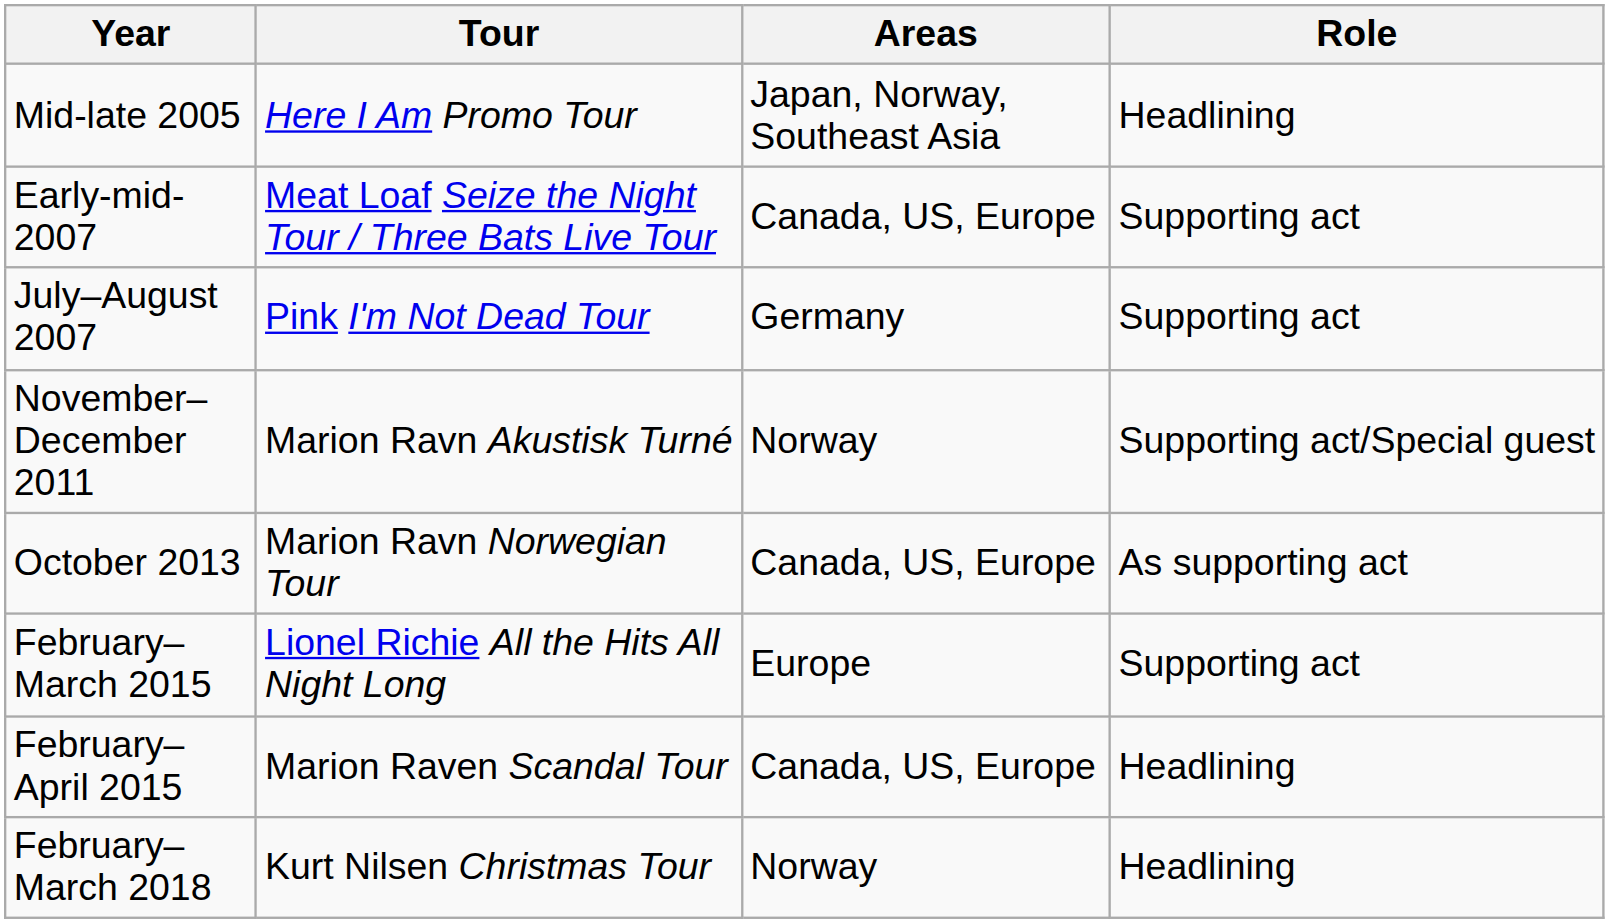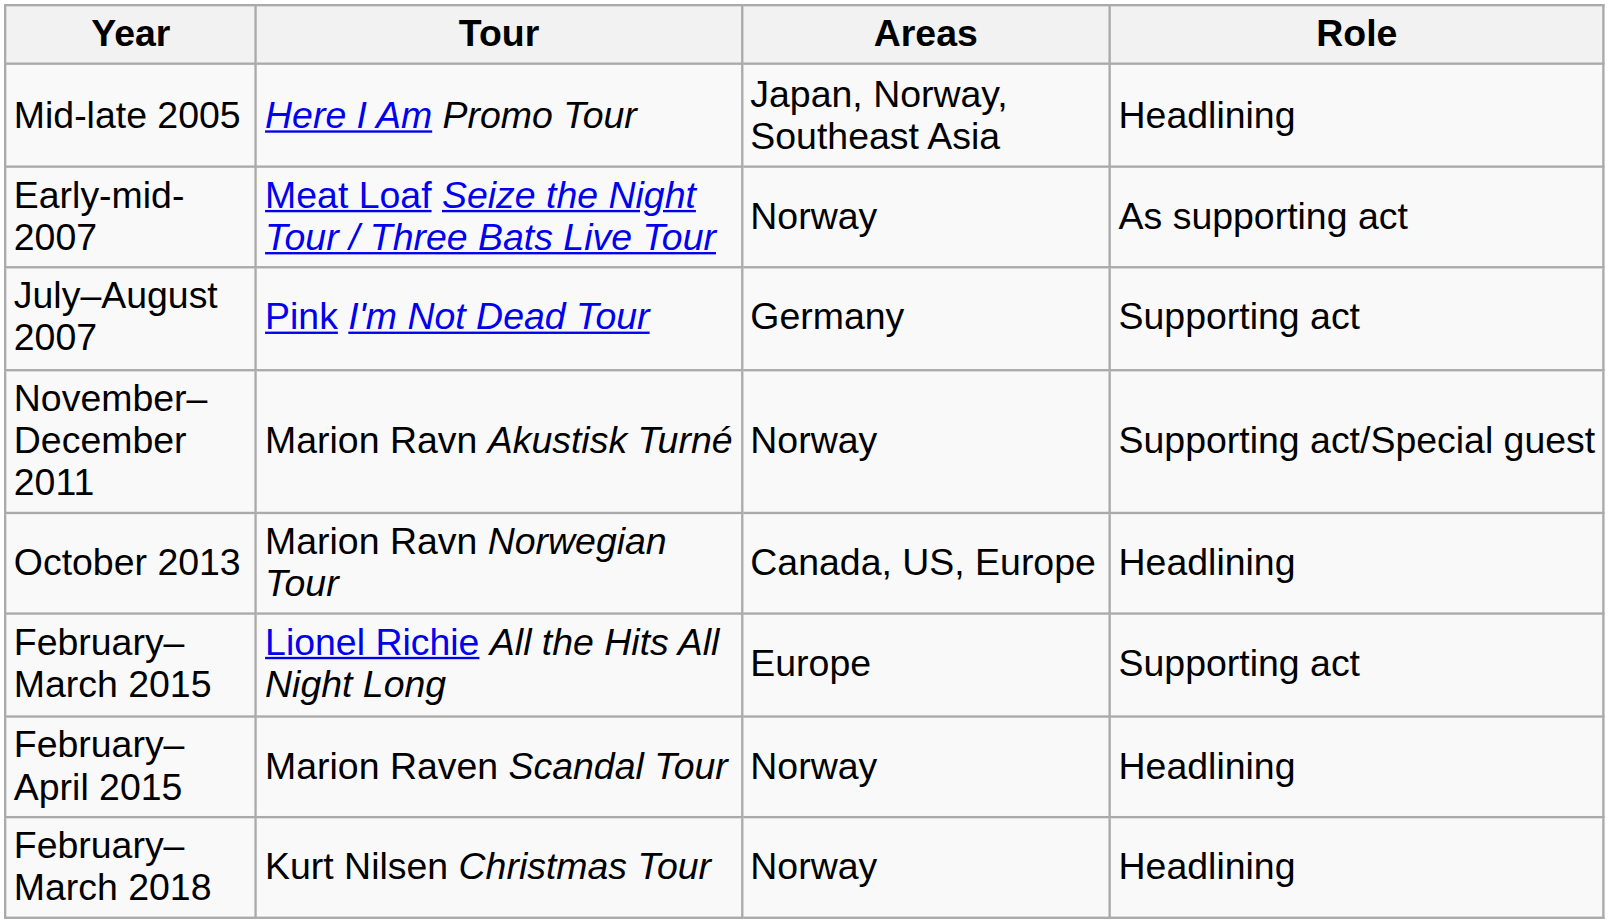(923, 216) Canada, US, Europe -> (814, 216) Norway
(1239, 216) Supporting act -> (1263, 216) As supporting act
(1263, 562) As supporting act -> (1207, 562) Headlining
(923, 765) Canada, US, Europe -> (814, 765) Norway
